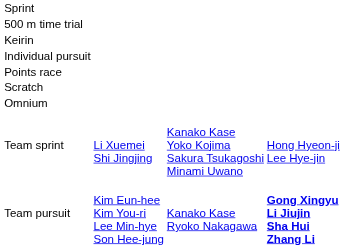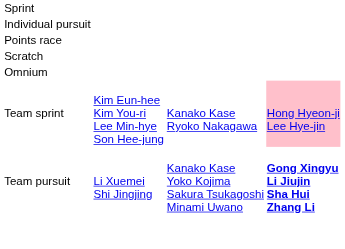- row: (44, 24)
- row: (19, 40)
(123, 152) Li Xuemei Shi Jingjing -> (129, 120) Kim Eun-hee Kim You-ri Lee Min-hye Son Hee-jung
(215, 152) Kanako Kase Yoko Kojima Sakura Tsukagoshi Minami Uwano -> (212, 120) Kanako Kase Ryoko Nakagawa
(303, 152) no background -> (303, 120) pink background
(129, 219) Kim Eun-hee Kim You-ri Lee Min-hye Son Hee-jung -> (123, 188) Li Xuemei Shi Jingjing
(212, 219) Kanako Kase Ryoko Nakagawa -> (215, 188) Kanako Kase Yoko Kojima Sakura Tsukagoshi Minami Uwano
